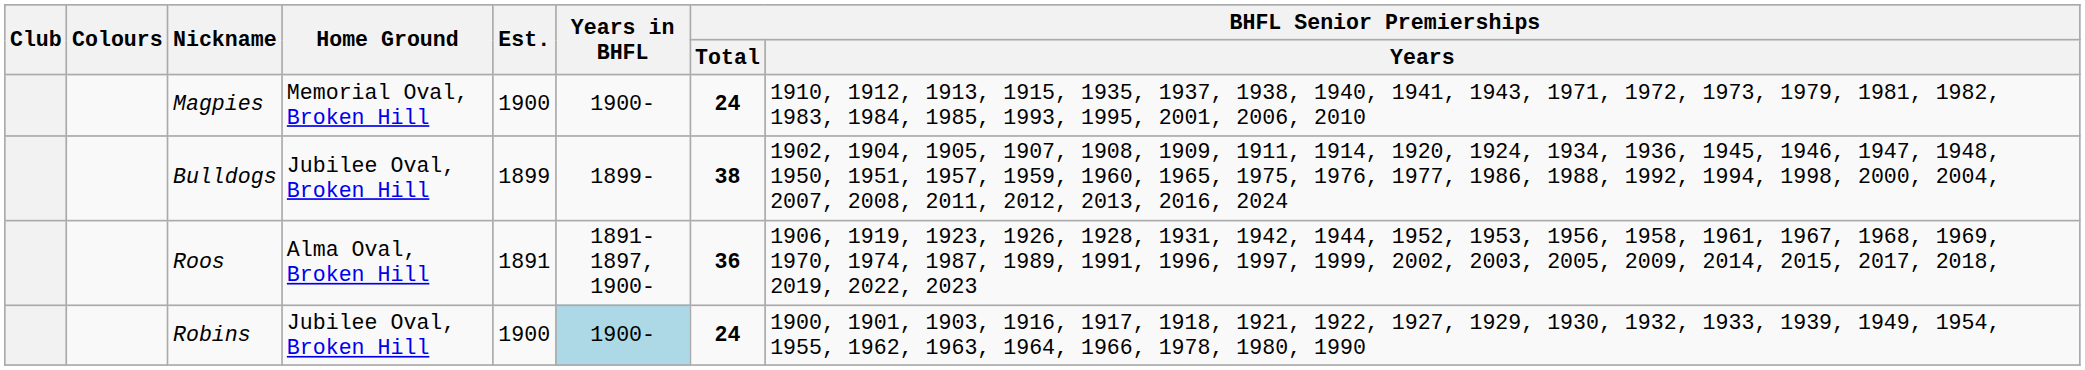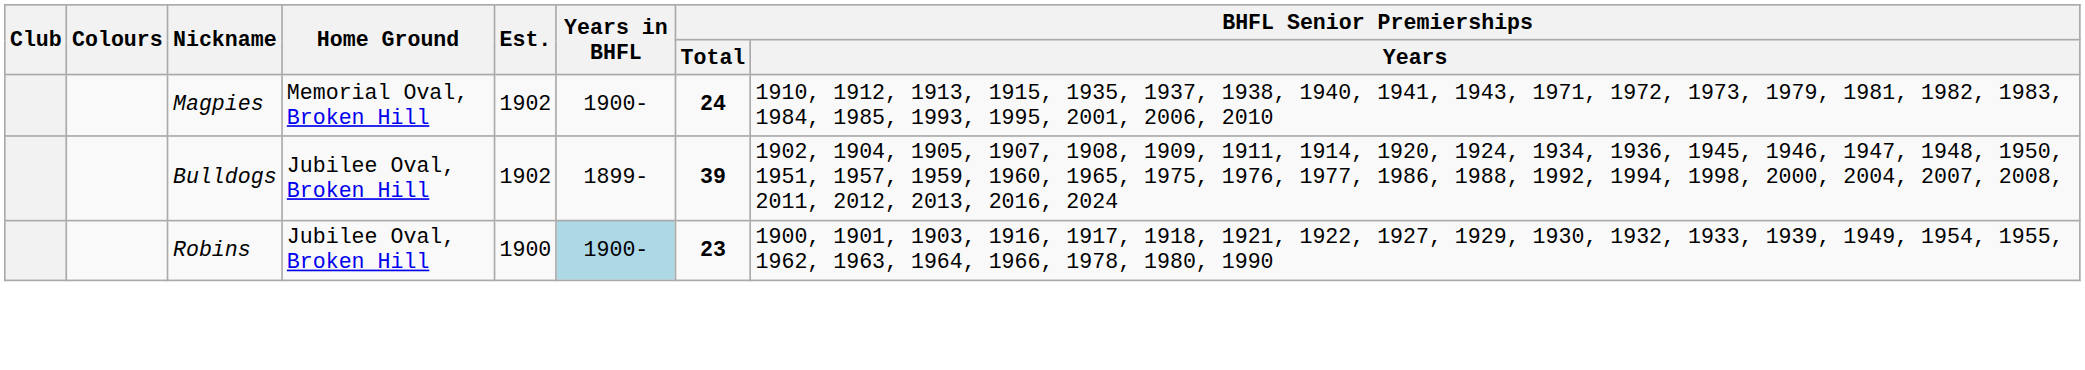(524, 105) 1900 -> (525, 105) 1902
(524, 178) 1899 -> (525, 178) 1902
(727, 178) 38 -> (713, 178) 39
- row: (199, 263)
(727, 335) 24 -> (713, 250) 23
